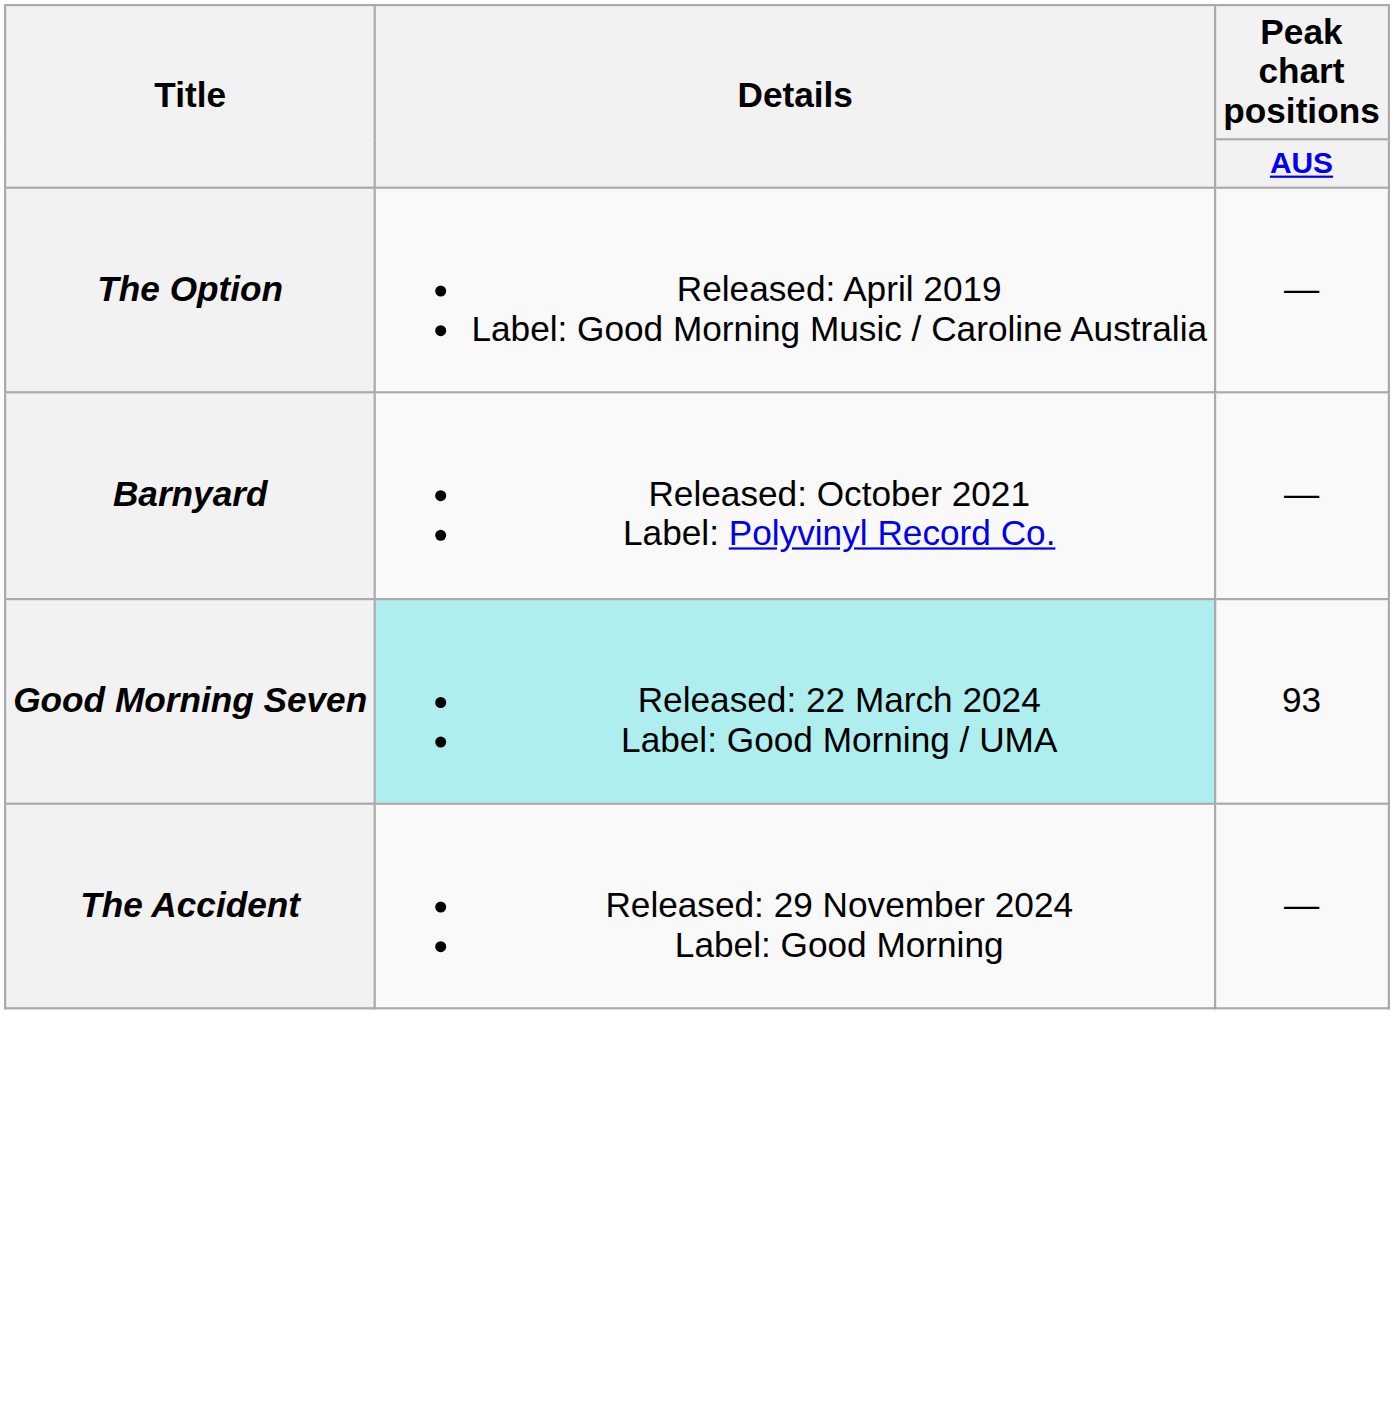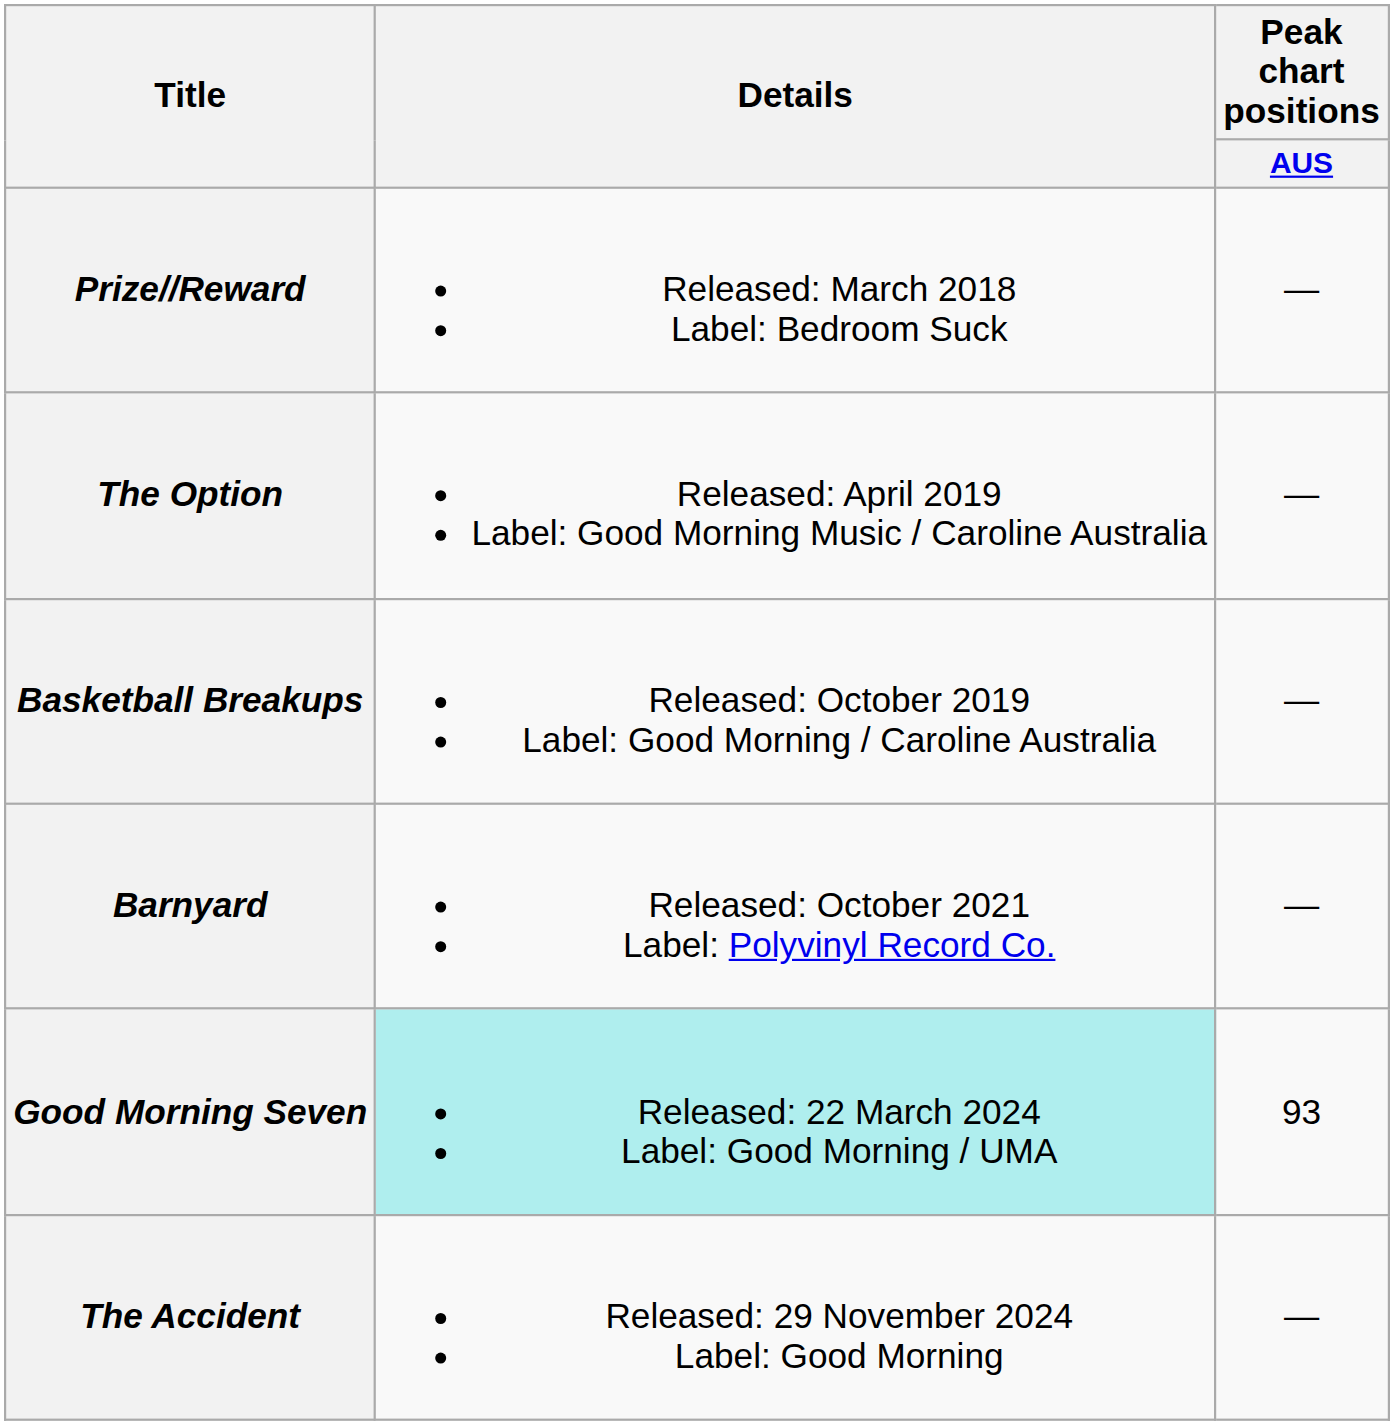+ row: (190, 289)
+ row: (190, 700)
